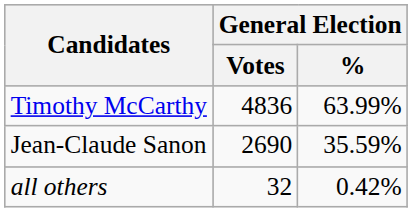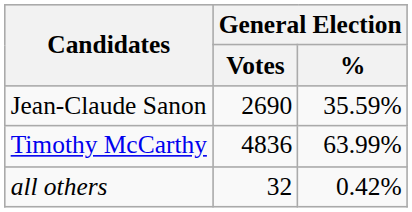rows swapped: (109, 105) <-> (109, 145)
